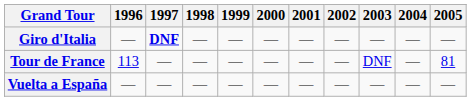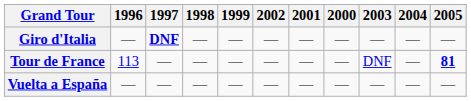columns swapped: (271, 15) <-> (342, 15)
(448, 61) normal -> (448, 61) bold
